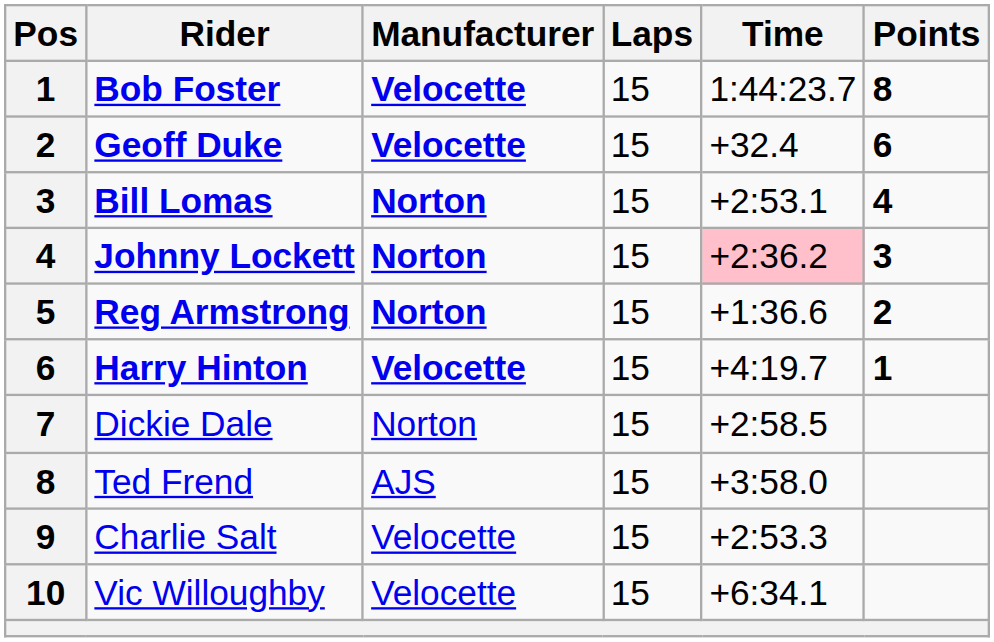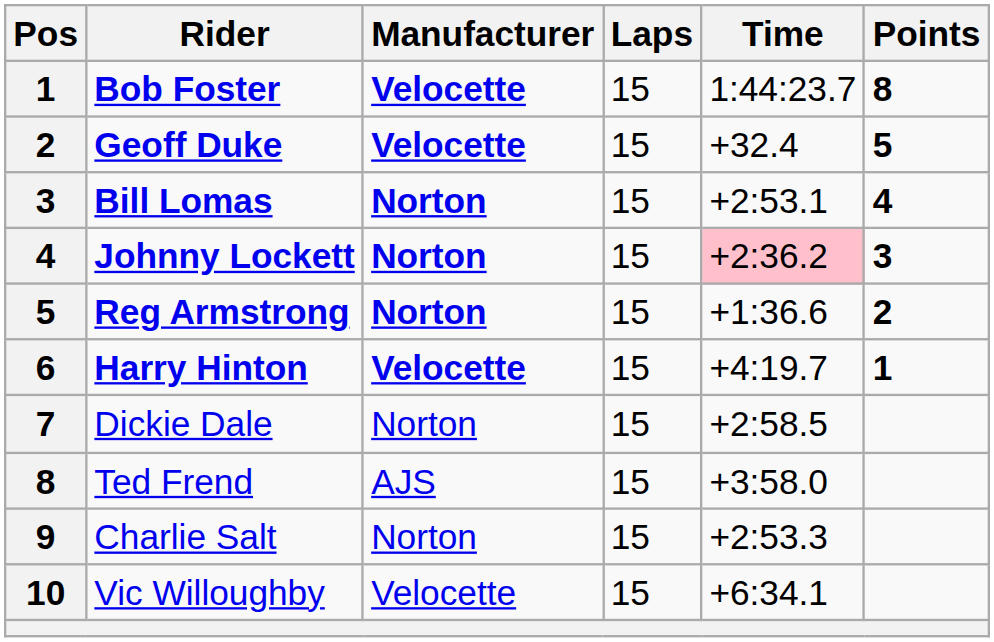(883, 145) 6 -> (883, 145) 5
(444, 536) Velocette -> (424, 536) Norton
